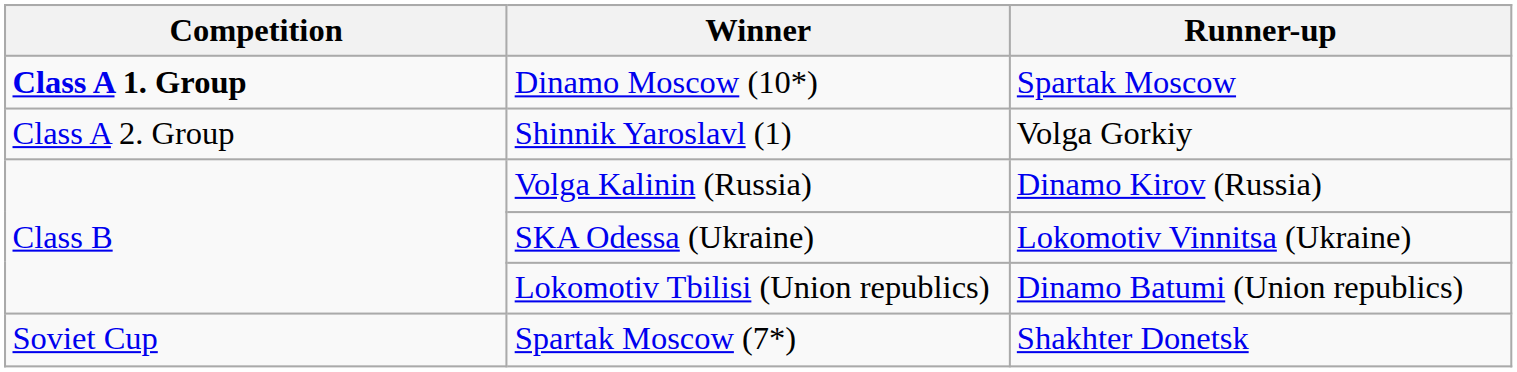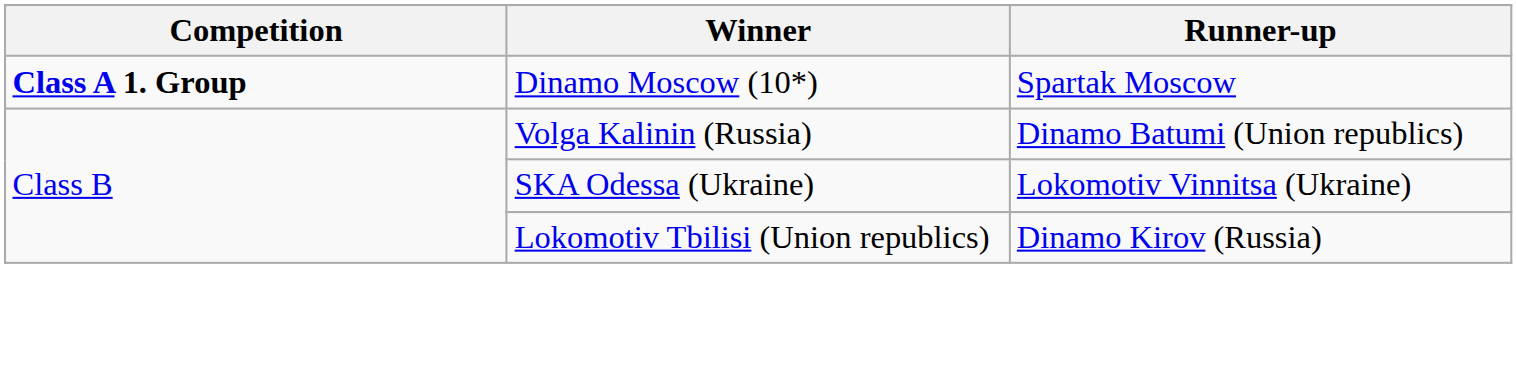- row: (653, 133)
(1169, 184) Dinamo Kirov (Russia) -> (1240, 133) Dinamo Batumi (Union republics)
(1240, 287) Dinamo Batumi (Union republics) -> (1169, 236) Dinamo Kirov (Russia)
- row: (655, 339)
